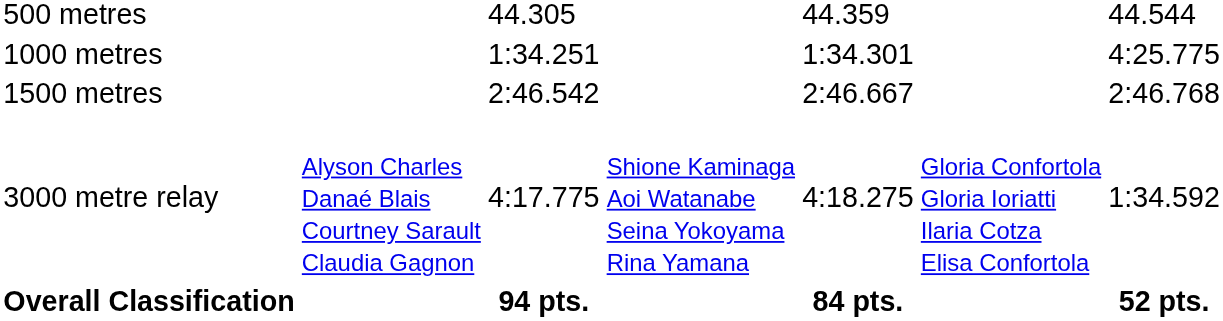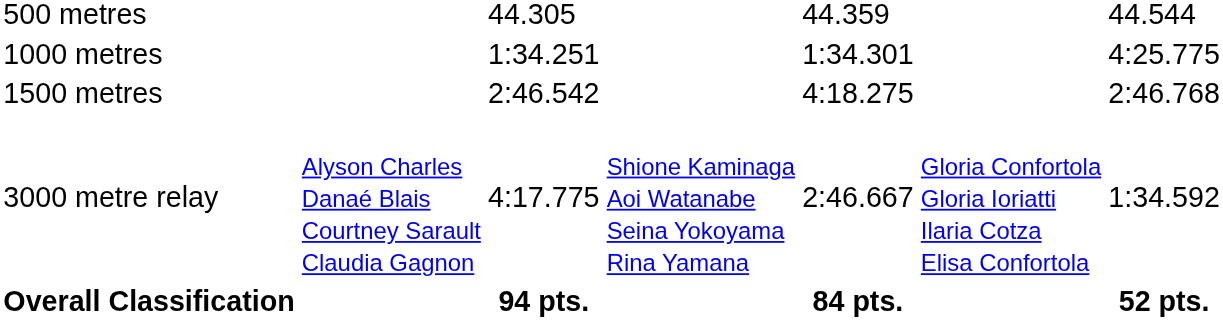(858, 93) 2:46.667 -> (858, 93) 4:18.275
(858, 197) 4:18.275 -> (858, 197) 2:46.667
